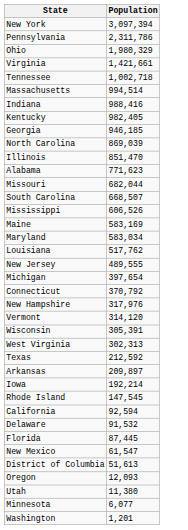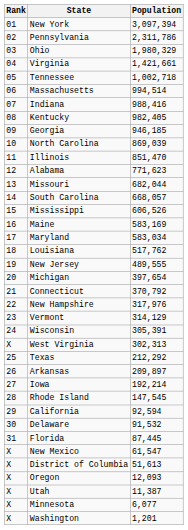+ column: (16, 11)
(126, 198) 668,507 -> (149, 198) 668,057
(126, 318) 314,120 -> (149, 318) 314,129
(126, 358) 212,592 -> (149, 358) 212,292
(123, 492) 11,380 -> (147, 492) 11,387
